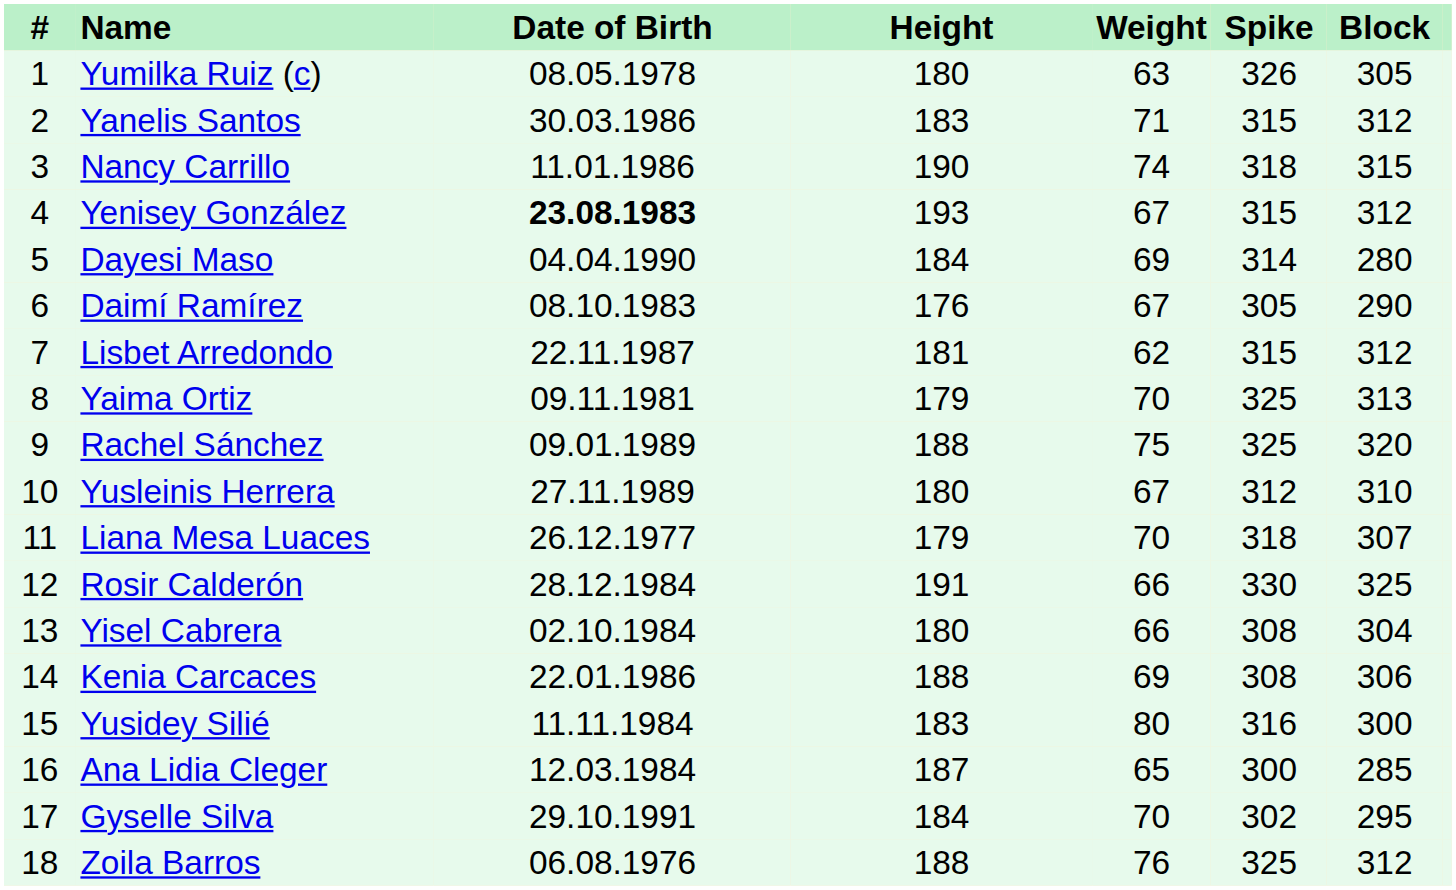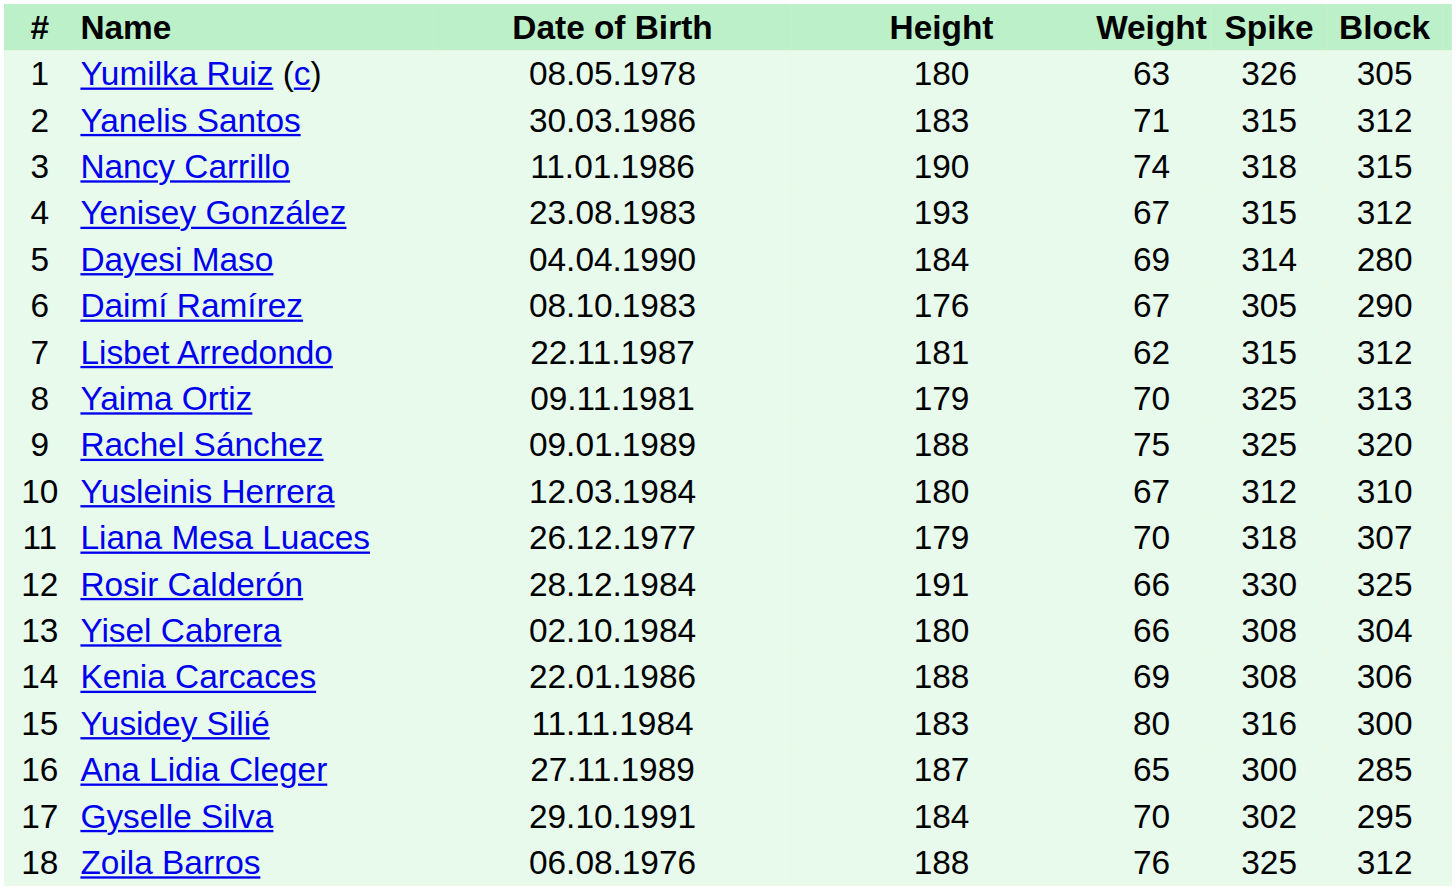(613, 213) bold -> (613, 213) normal
(613, 491) 27.11.1989 -> (613, 491) 12.03.1984
(613, 770) 12.03.1984 -> (613, 770) 27.11.1989
